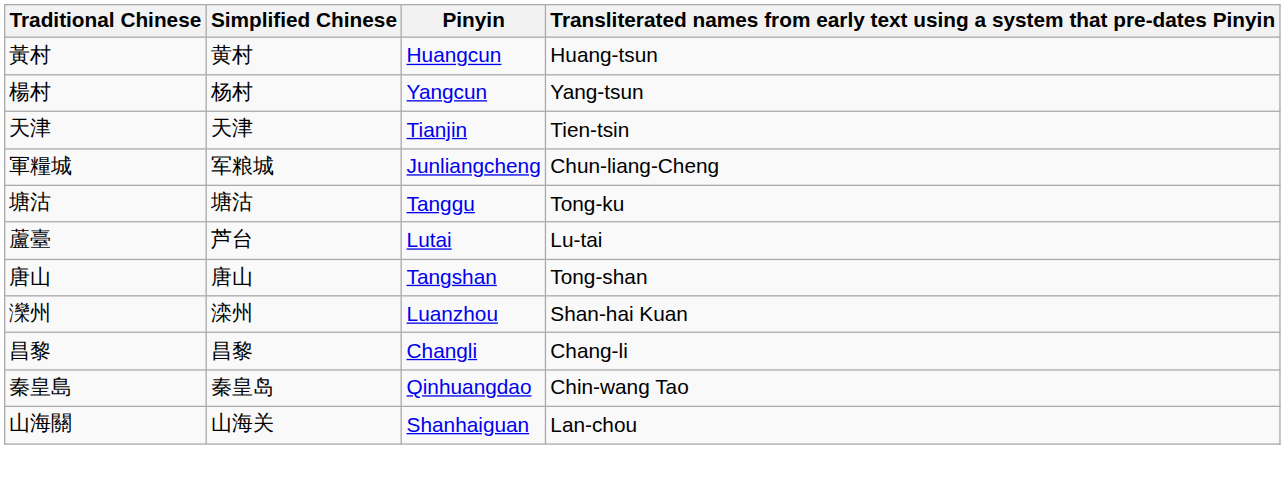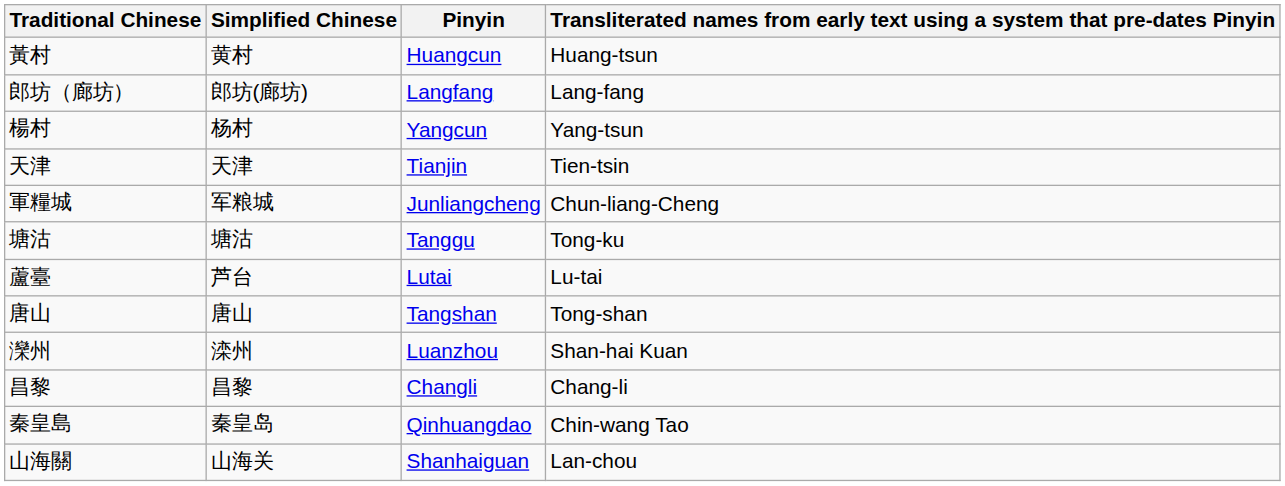+ row: (72, 92)
